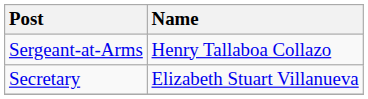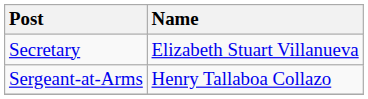rows swapped: (45, 79) <-> (76, 49)
